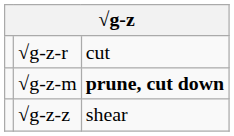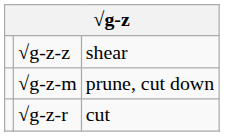rows swapped: (44, 114) <-> (43, 51)
(155, 83) bold -> (150, 83) normal
